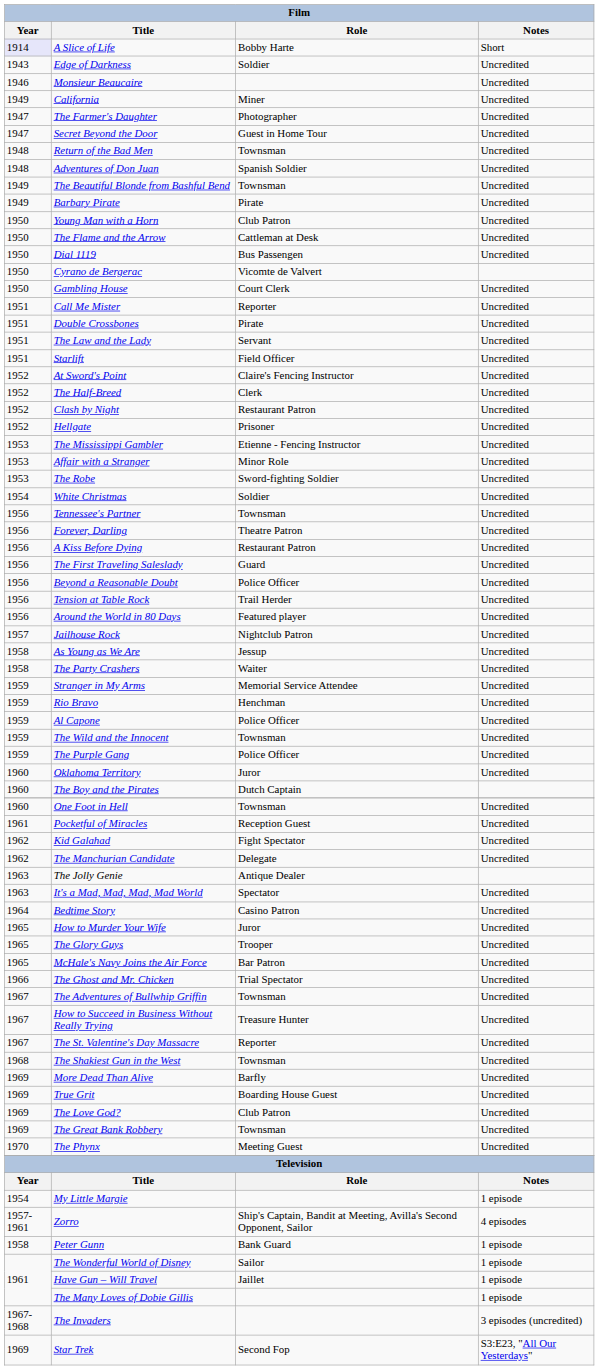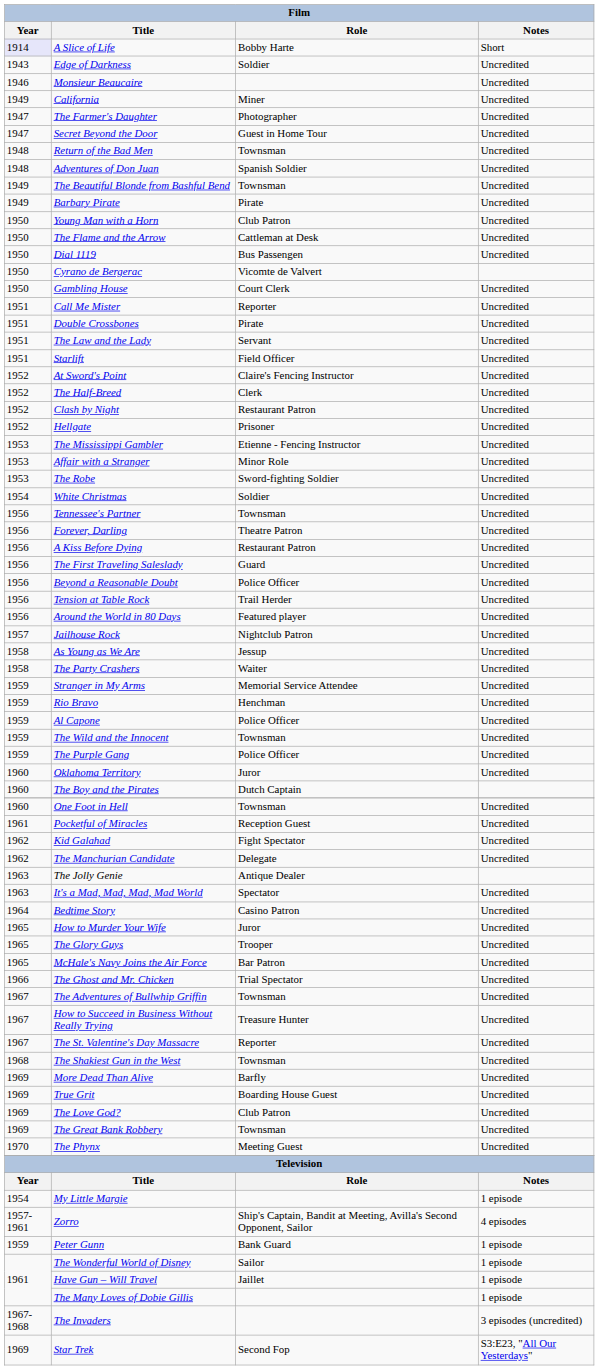(18, 1245) 1958 -> (18, 1245) 1959
